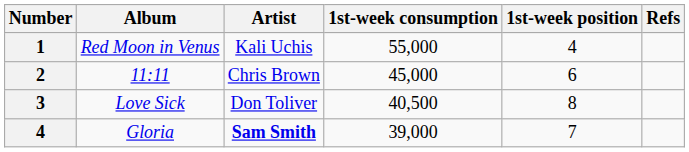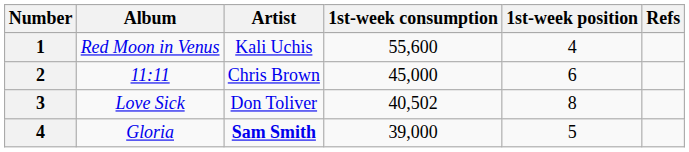(413, 47) 55,000 -> (413, 47) 55,600
(413, 103) 40,500 -> (413, 103) 40,502
(572, 132) 7 -> (572, 132) 5
